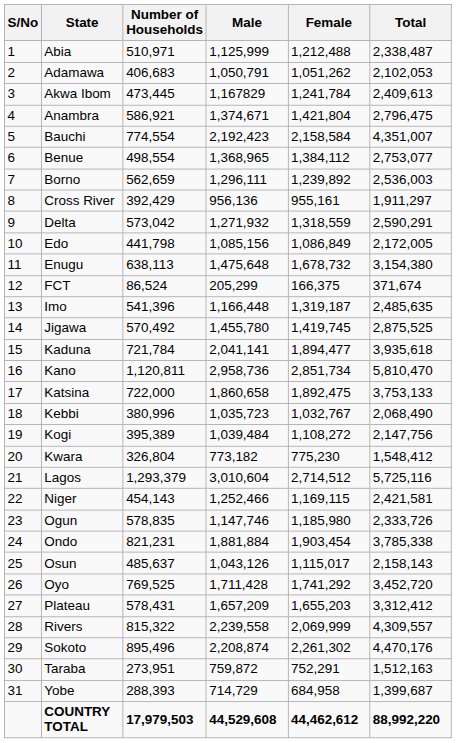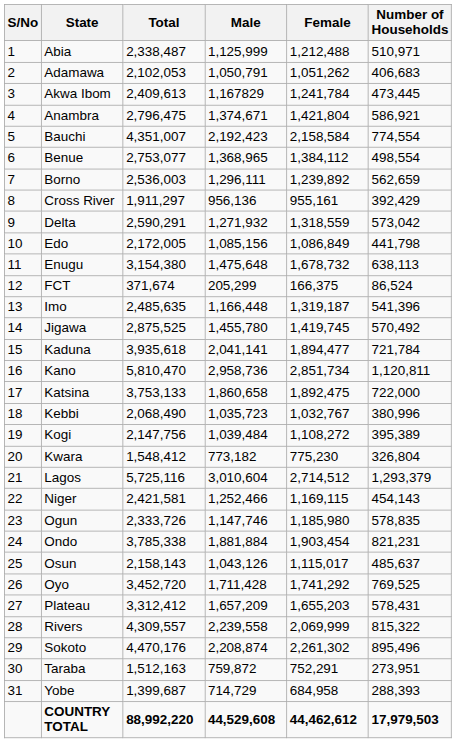columns swapped: (165, 22) <-> (411, 22)
